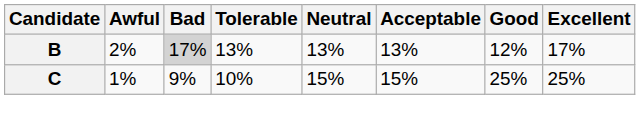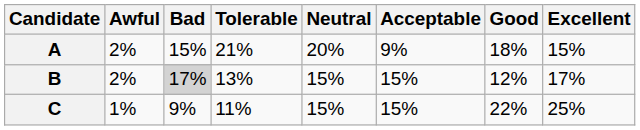+ row: (55, 49)
(325, 49) 13% -> (325, 79) 15%
(399, 49) 13% -> (399, 79) 15%
(234, 79) 10% -> (233, 109) 11%
(509, 79) 25% -> (509, 109) 22%
